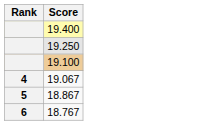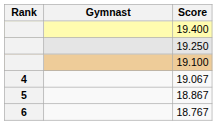+ column: (108, 13)
